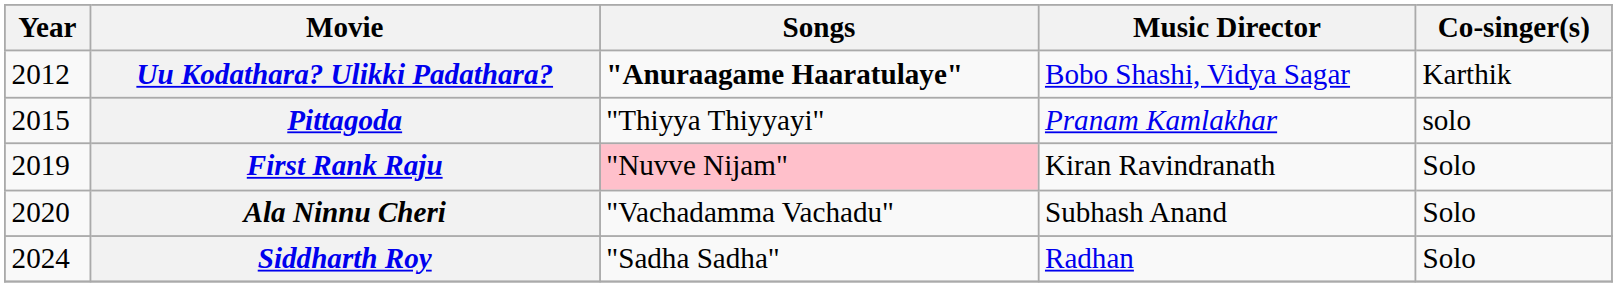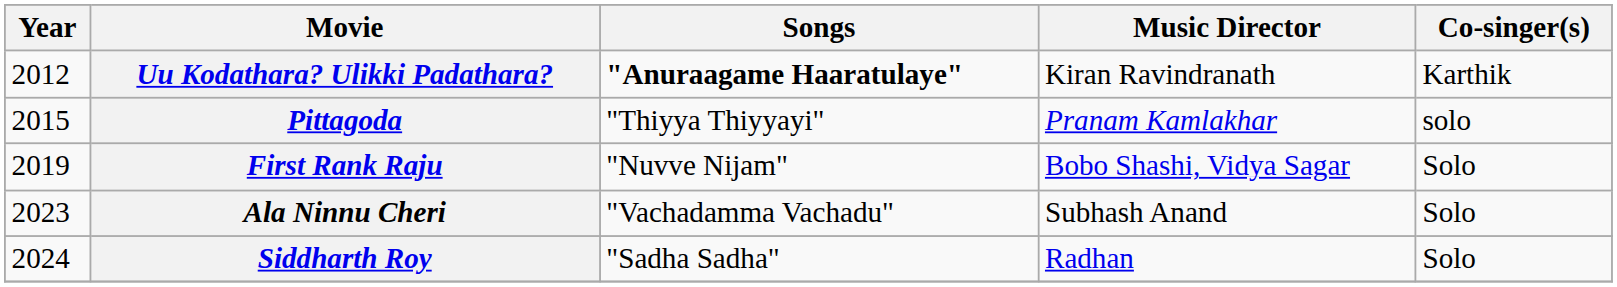(1197, 73) Bobo Shashi, Vidya Sagar -> (1160, 73) Kiran Ravindranath
(697, 166) pink background -> (697, 166) no background
(1160, 166) Kiran Ravindranath -> (1197, 166) Bobo Shashi, Vidya Sagar
(41, 212) 2020 -> (41, 212) 2023
